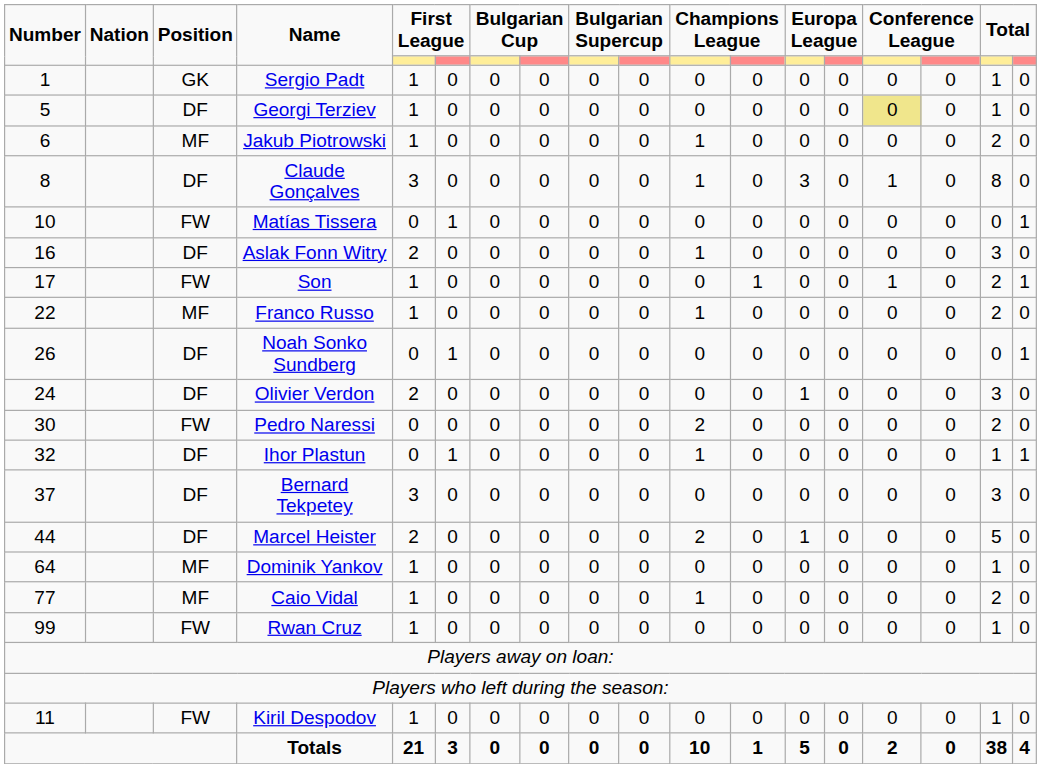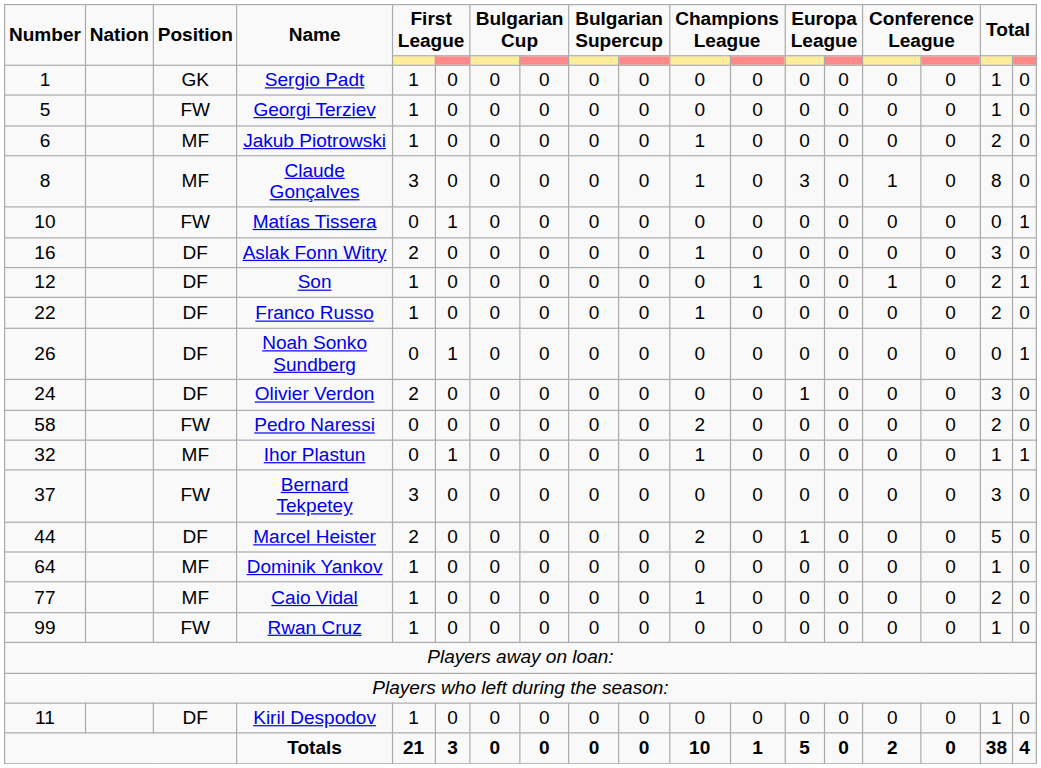(195, 110) DF -> (195, 110) FW
(892, 110) khaki background -> (892, 110) no background
(195, 181) DF -> (195, 181) MF
(45, 282) 17 -> (45, 282) 12
(195, 282) FW -> (195, 282) DF
(195, 312) MF -> (195, 312) DF
(45, 424) 30 -> (45, 424) 58
(195, 454) DF -> (195, 454) MF
(195, 495) DF -> (195, 495) FW
(195, 717) FW -> (195, 717) DF
